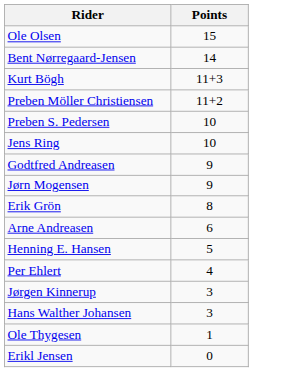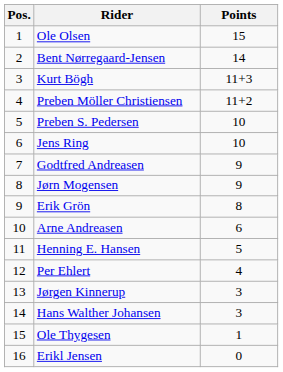+ column: (19, 15)
